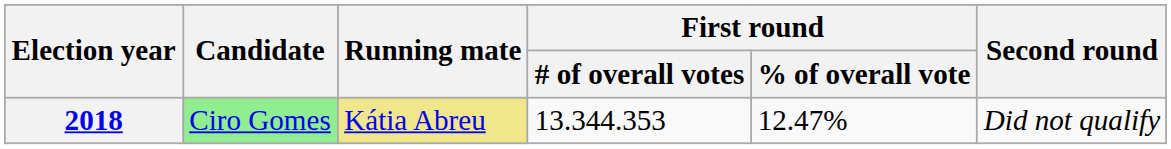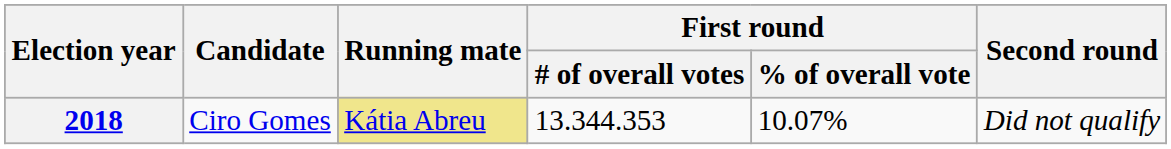(260, 119) lightgreen background -> (260, 119) no background
(803, 119) 12.47% -> (803, 119) 10.07%
